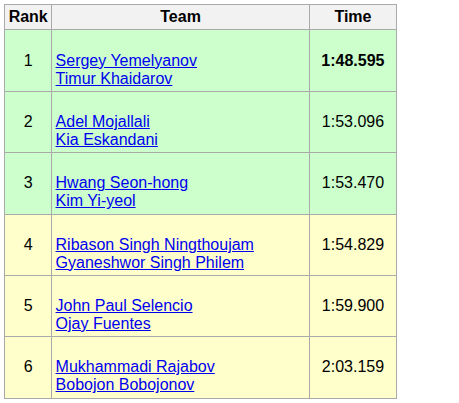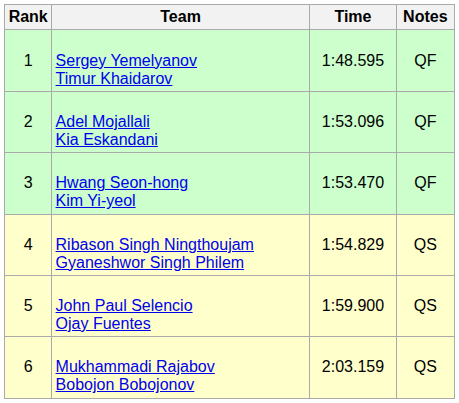+ column: (425, 17)
(353, 60) bold -> (353, 60) normal
